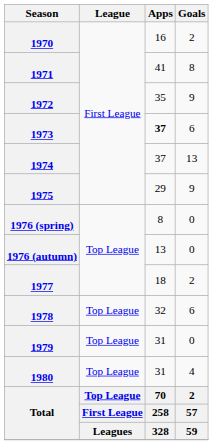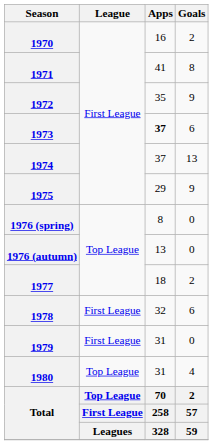(112, 310) Top League -> (112, 310) First League
(112, 341) Top League -> (112, 341) First League
